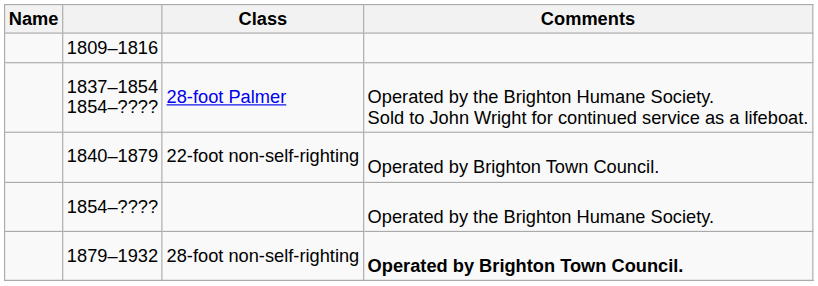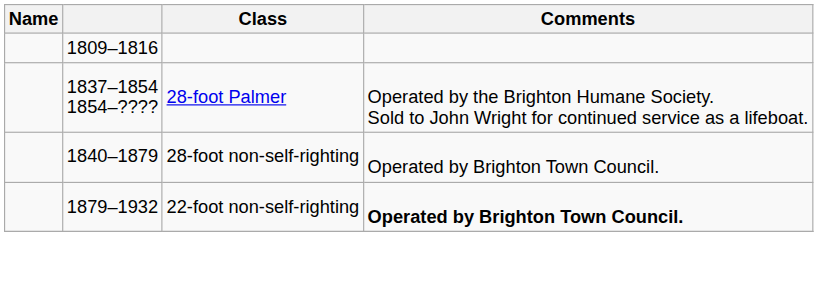(263, 157) 22-foot non-self-righting -> (263, 157) 28-foot non-self-righting
- row: (113, 206)
(263, 255) 28-foot non-self-righting -> (263, 206) 22-foot non-self-righting
